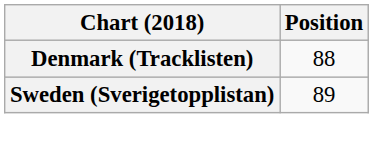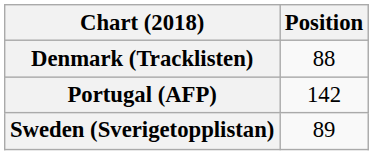+ row: (142, 94)
